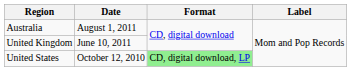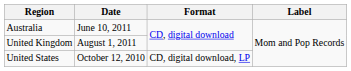(107, 27) August 1, 2011 -> (104, 27) June 10, 2011
(104, 43) June 10, 2011 -> (107, 43) August 1, 2011
(200, 58) lightgreen background -> (200, 58) no background
